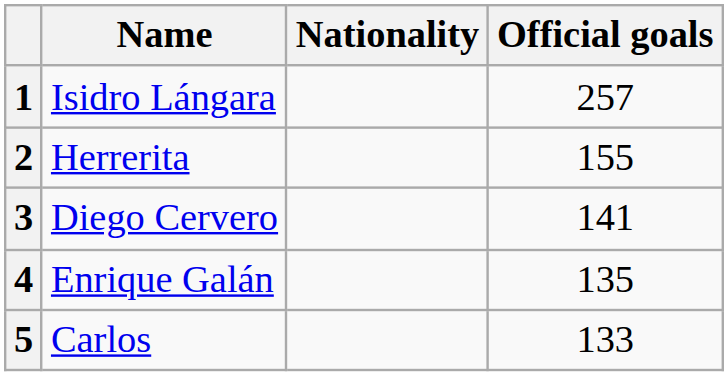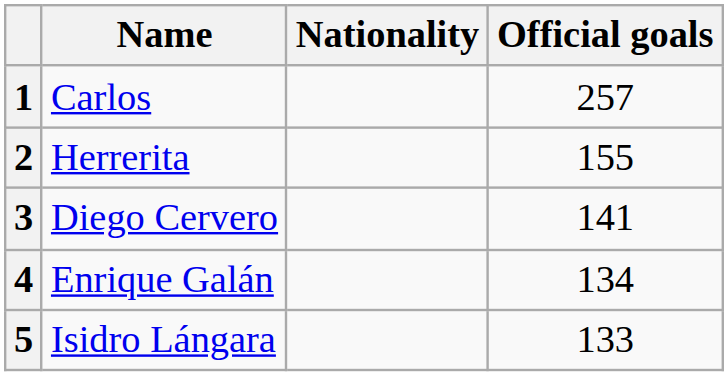(163, 95) Isidro Lángara -> (101, 95) Carlos
(605, 278) 135 -> (605, 278) 134
(101, 339) Carlos -> (163, 339) Isidro Lángara
